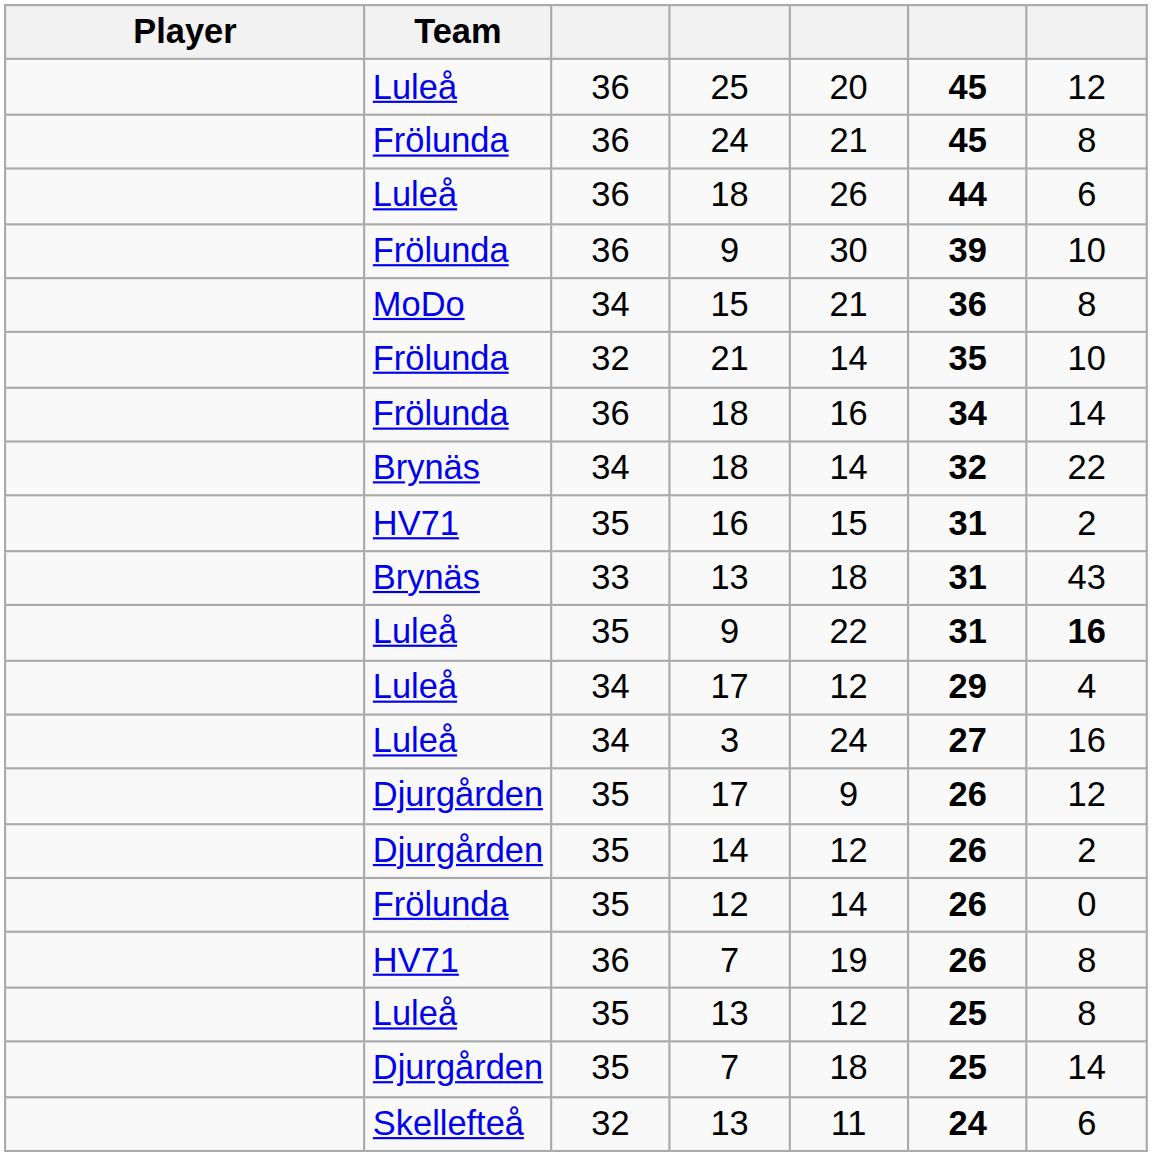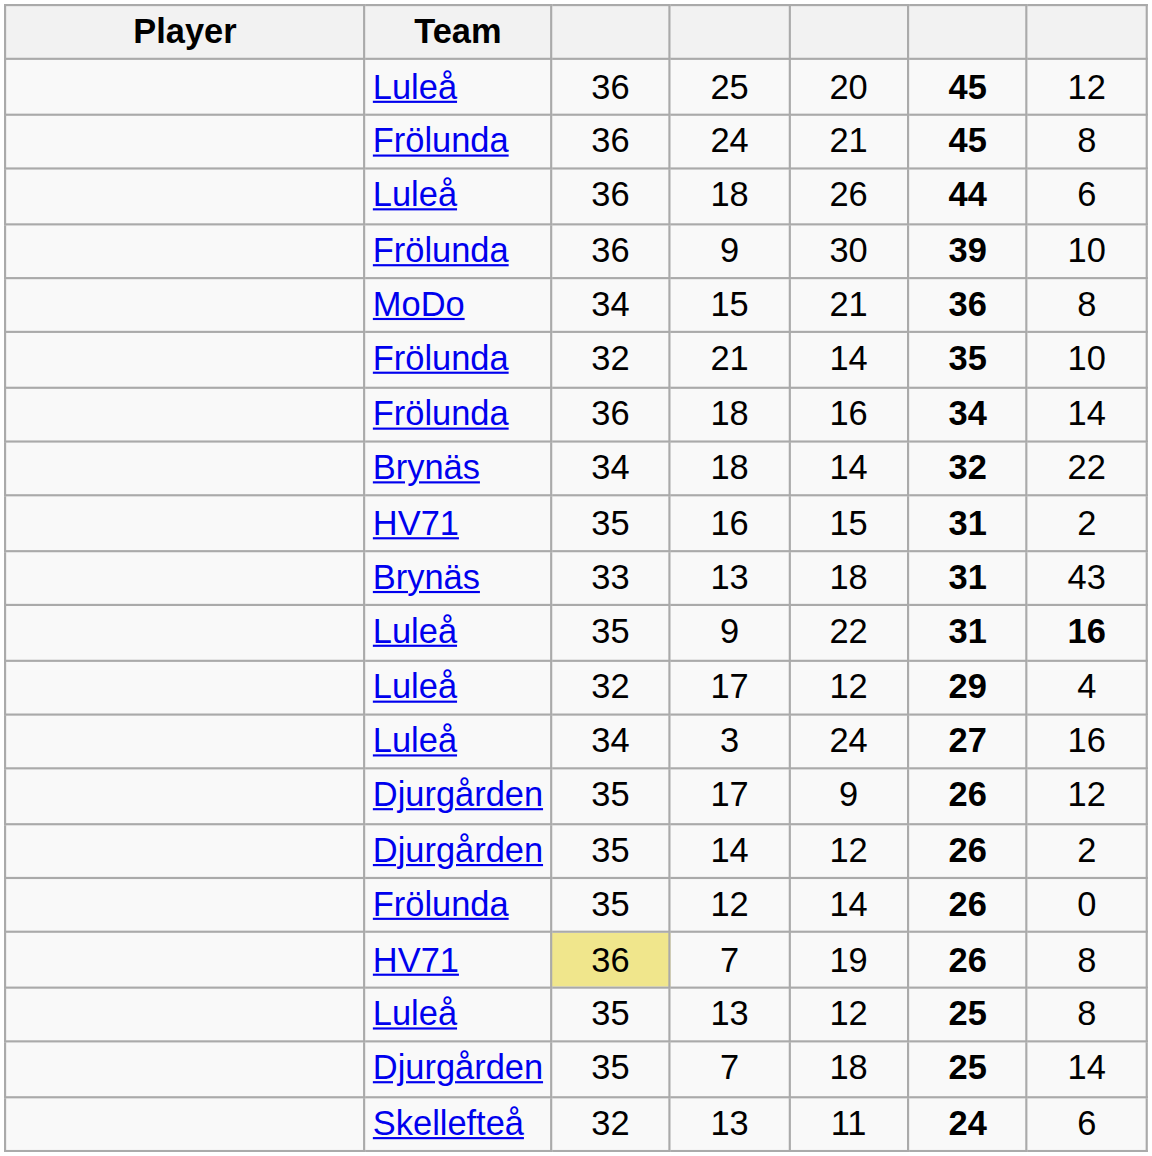(610, 686) 34 -> (610, 686) 32
(610, 959) no background -> (610, 959) khaki background
